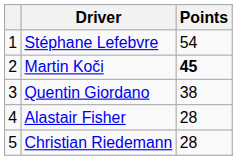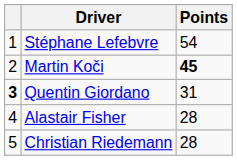(13, 93) normal -> (13, 93) bold
(189, 93) 38 -> (189, 93) 31
